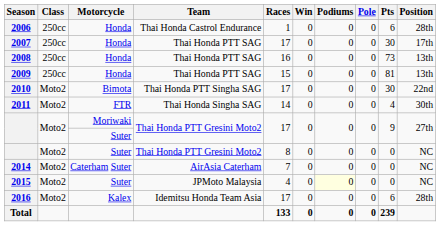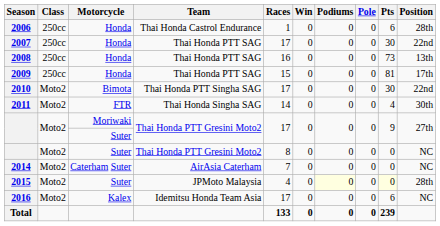(424, 43) 17th -> (423, 43) 22nd
(424, 74) 13th -> (424, 74) 17th
(392, 182) no background -> (392, 182) lightyellow background
(426, 182) NC -> (424, 182) 28th
(424, 197) 28th -> (426, 197) NC
